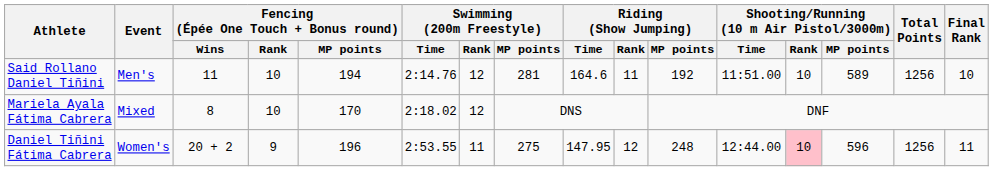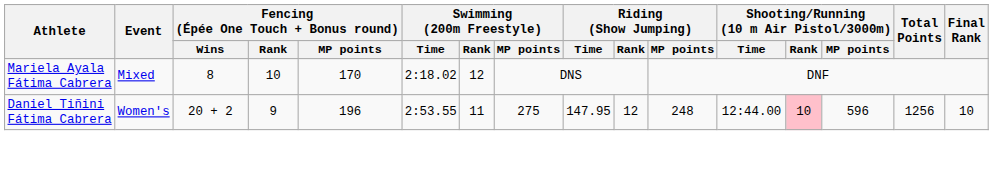- row: (56, 76)
(966, 148) 11 -> (966, 112) 10
